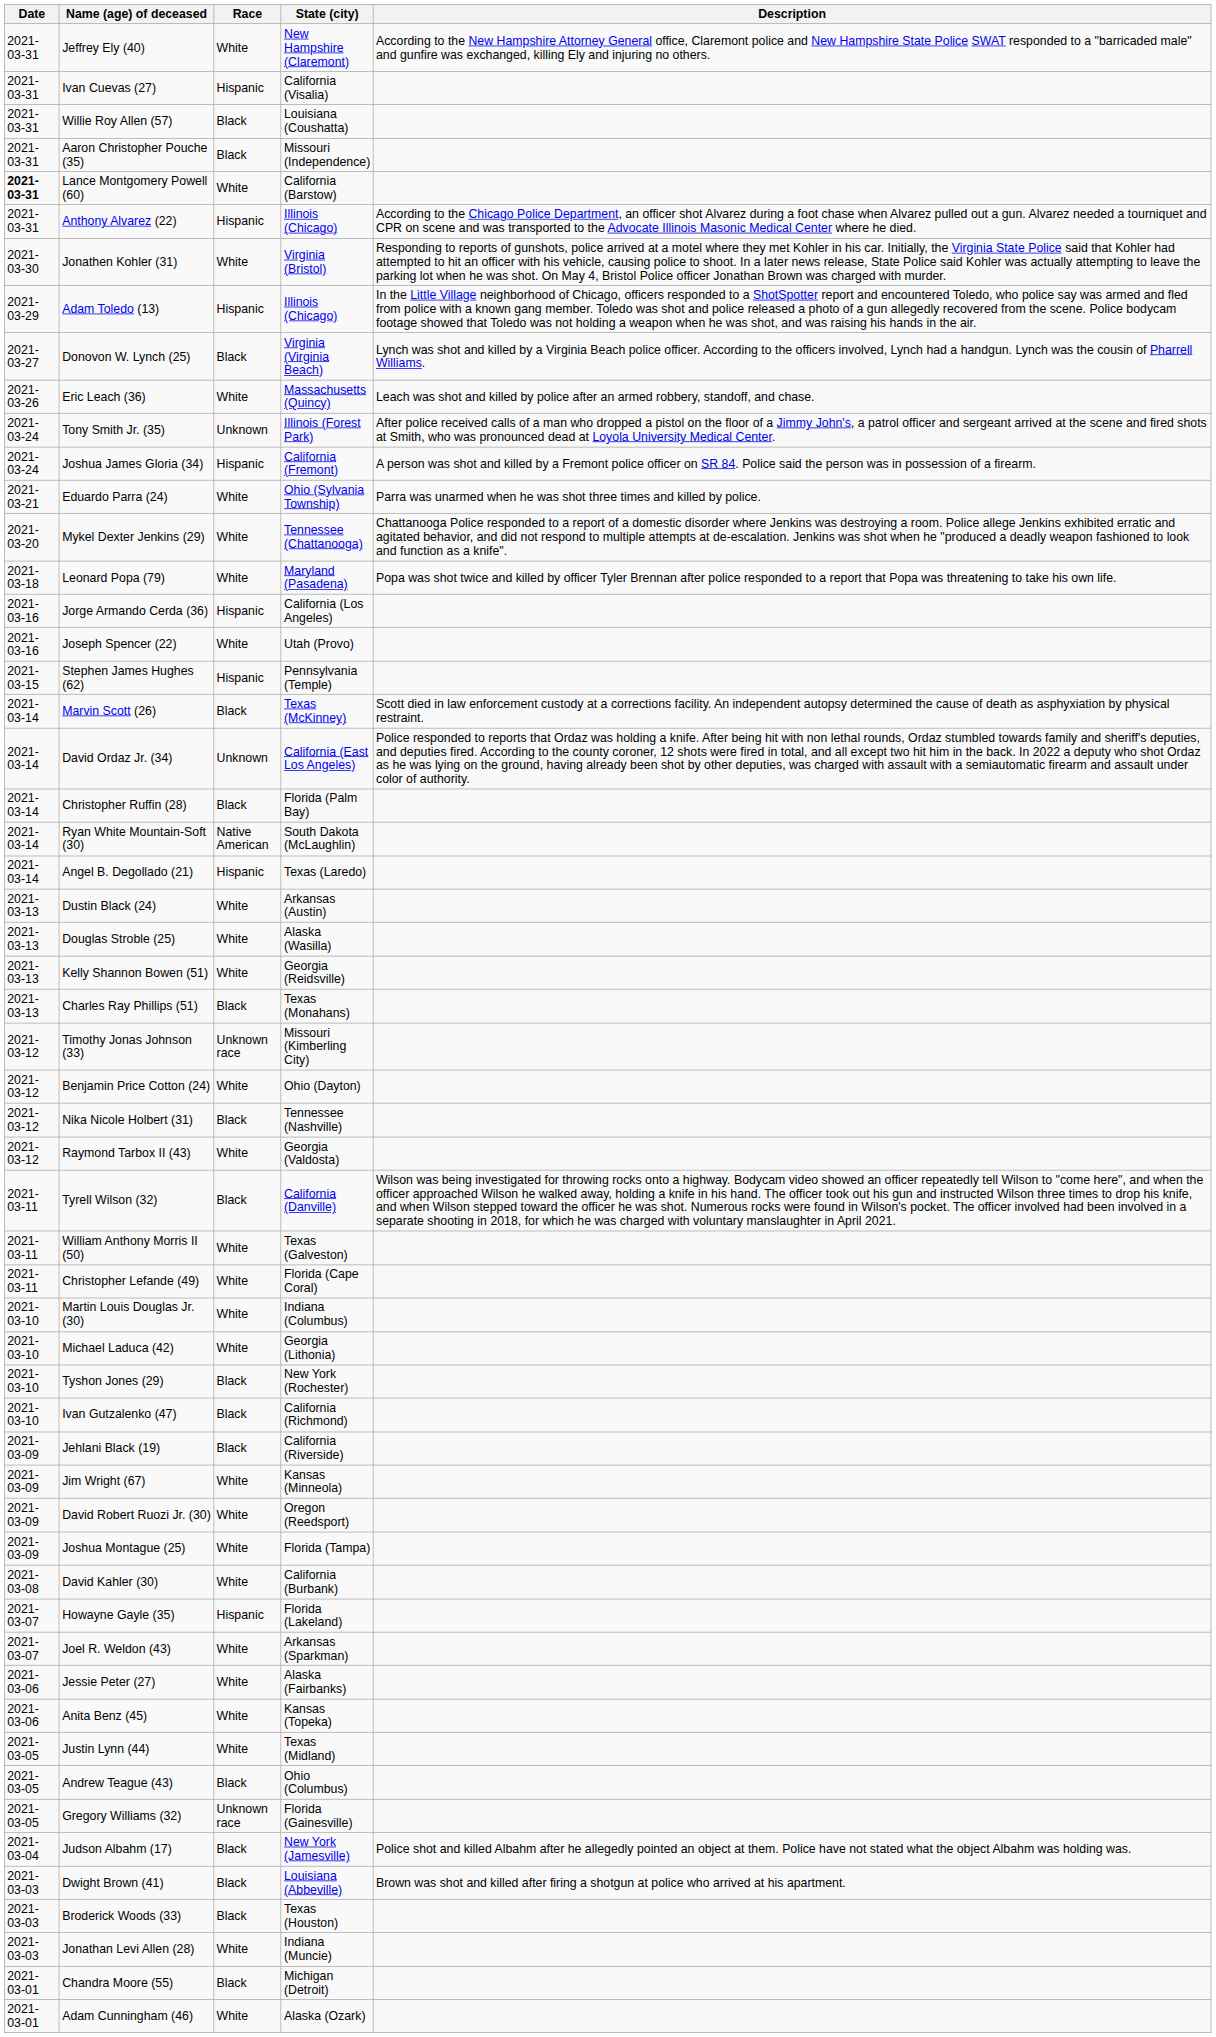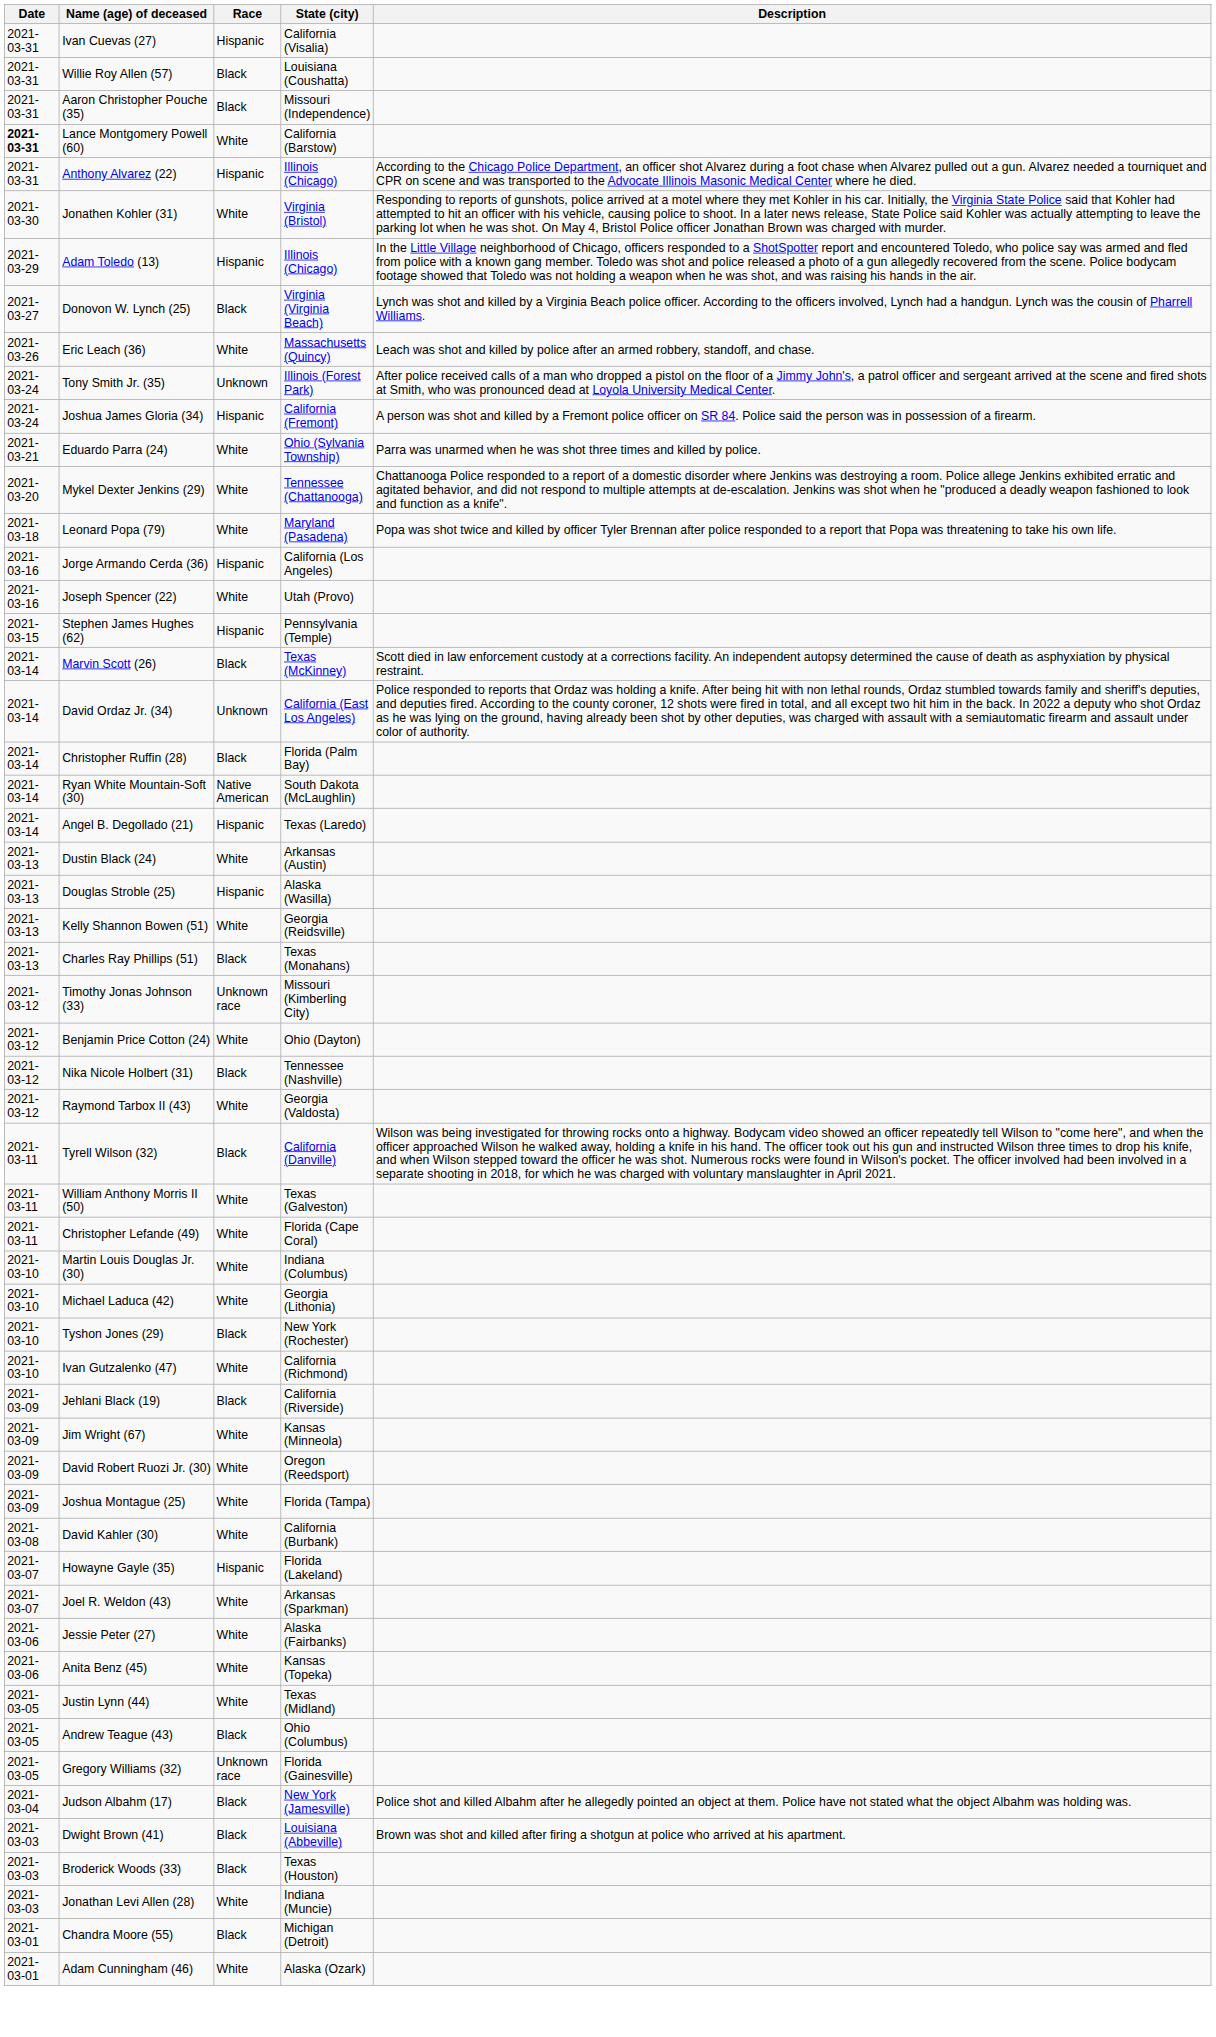- row: (103, 47)
(232, 939) White -> (240, 892) Hispanic
(232, 1415) Black -> (232, 1367) White
